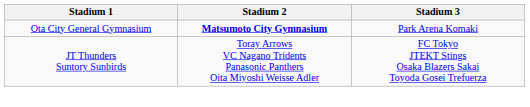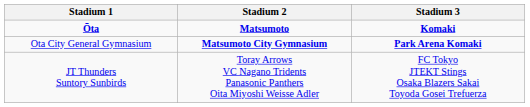+ row: (91, 28)
(438, 28) normal -> (438, 44) bold
